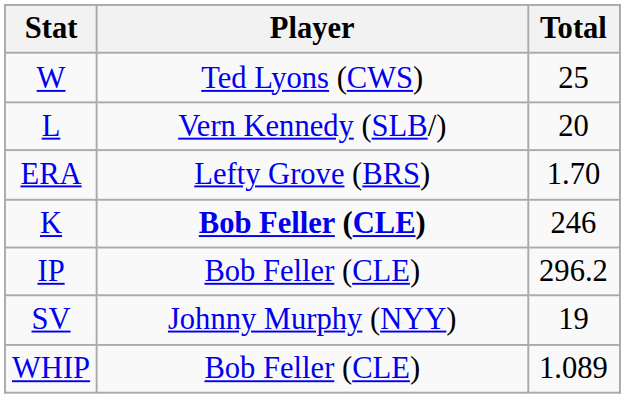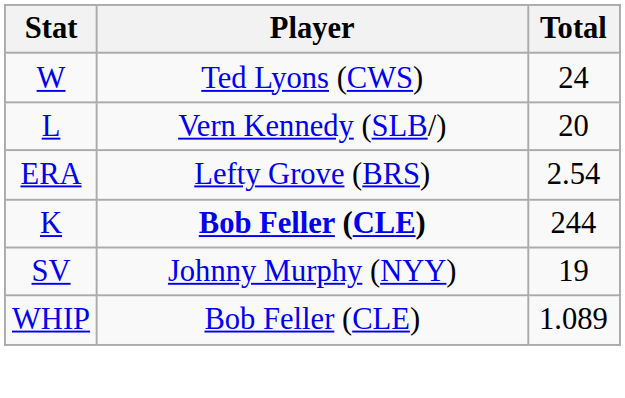(573, 77) 25 -> (573, 77) 24
(573, 174) 1.70 -> (573, 174) 2.54
(573, 222) 246 -> (573, 222) 244
- row: (51, 271)
